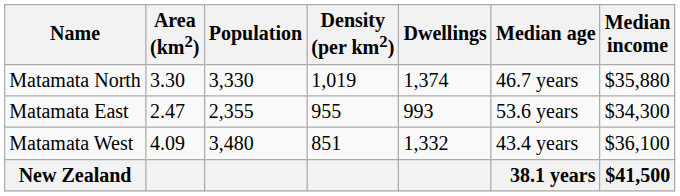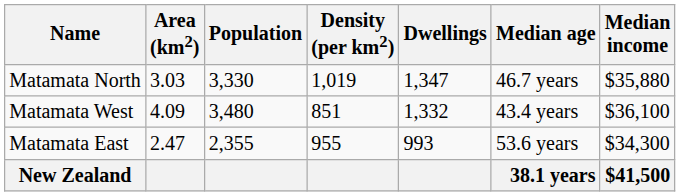(168, 79) 3.30 -> (168, 79) 3.03
(426, 79) 1,374 -> (426, 79) 1,347
rows swapped: (71, 143) <-> (69, 111)
